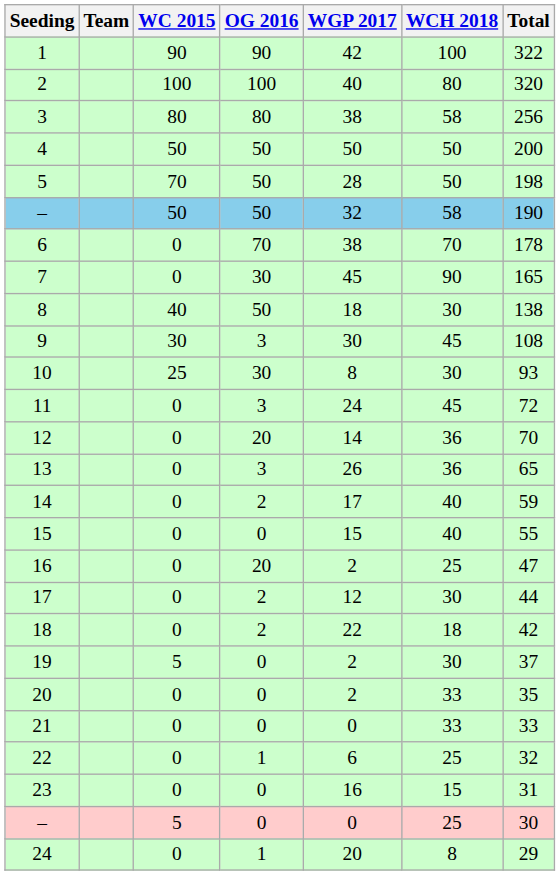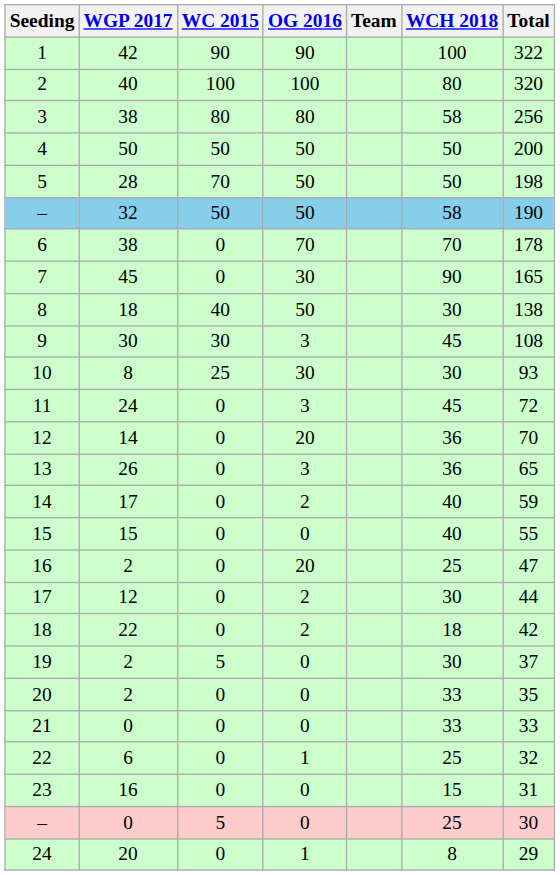columns swapped: (106, 20) <-> (352, 20)
